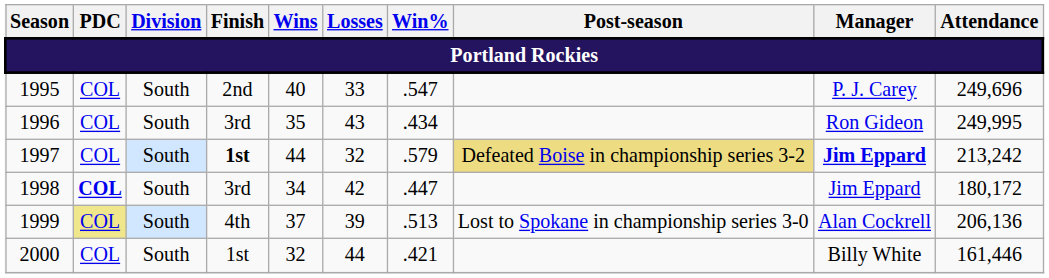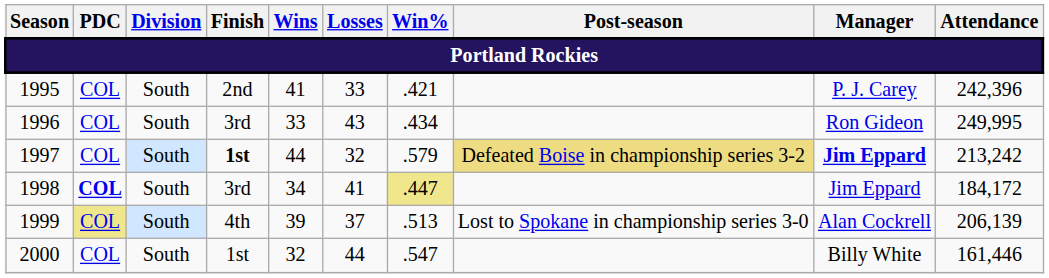(296, 90) 40 -> (296, 90) 41
(420, 90) .547 -> (420, 90) .421
(989, 90) 249,696 -> (989, 90) 242,396
(296, 123) 35 -> (296, 123) 33
(355, 189) 42 -> (355, 189) 41
(420, 189) no background -> (420, 189) khaki background
(989, 189) 180,172 -> (989, 189) 184,172
(296, 222) 37 -> (296, 222) 39
(355, 222) 39 -> (355, 222) 37
(989, 222) 206,136 -> (989, 222) 206,139
(420, 255) .421 -> (420, 255) .547
